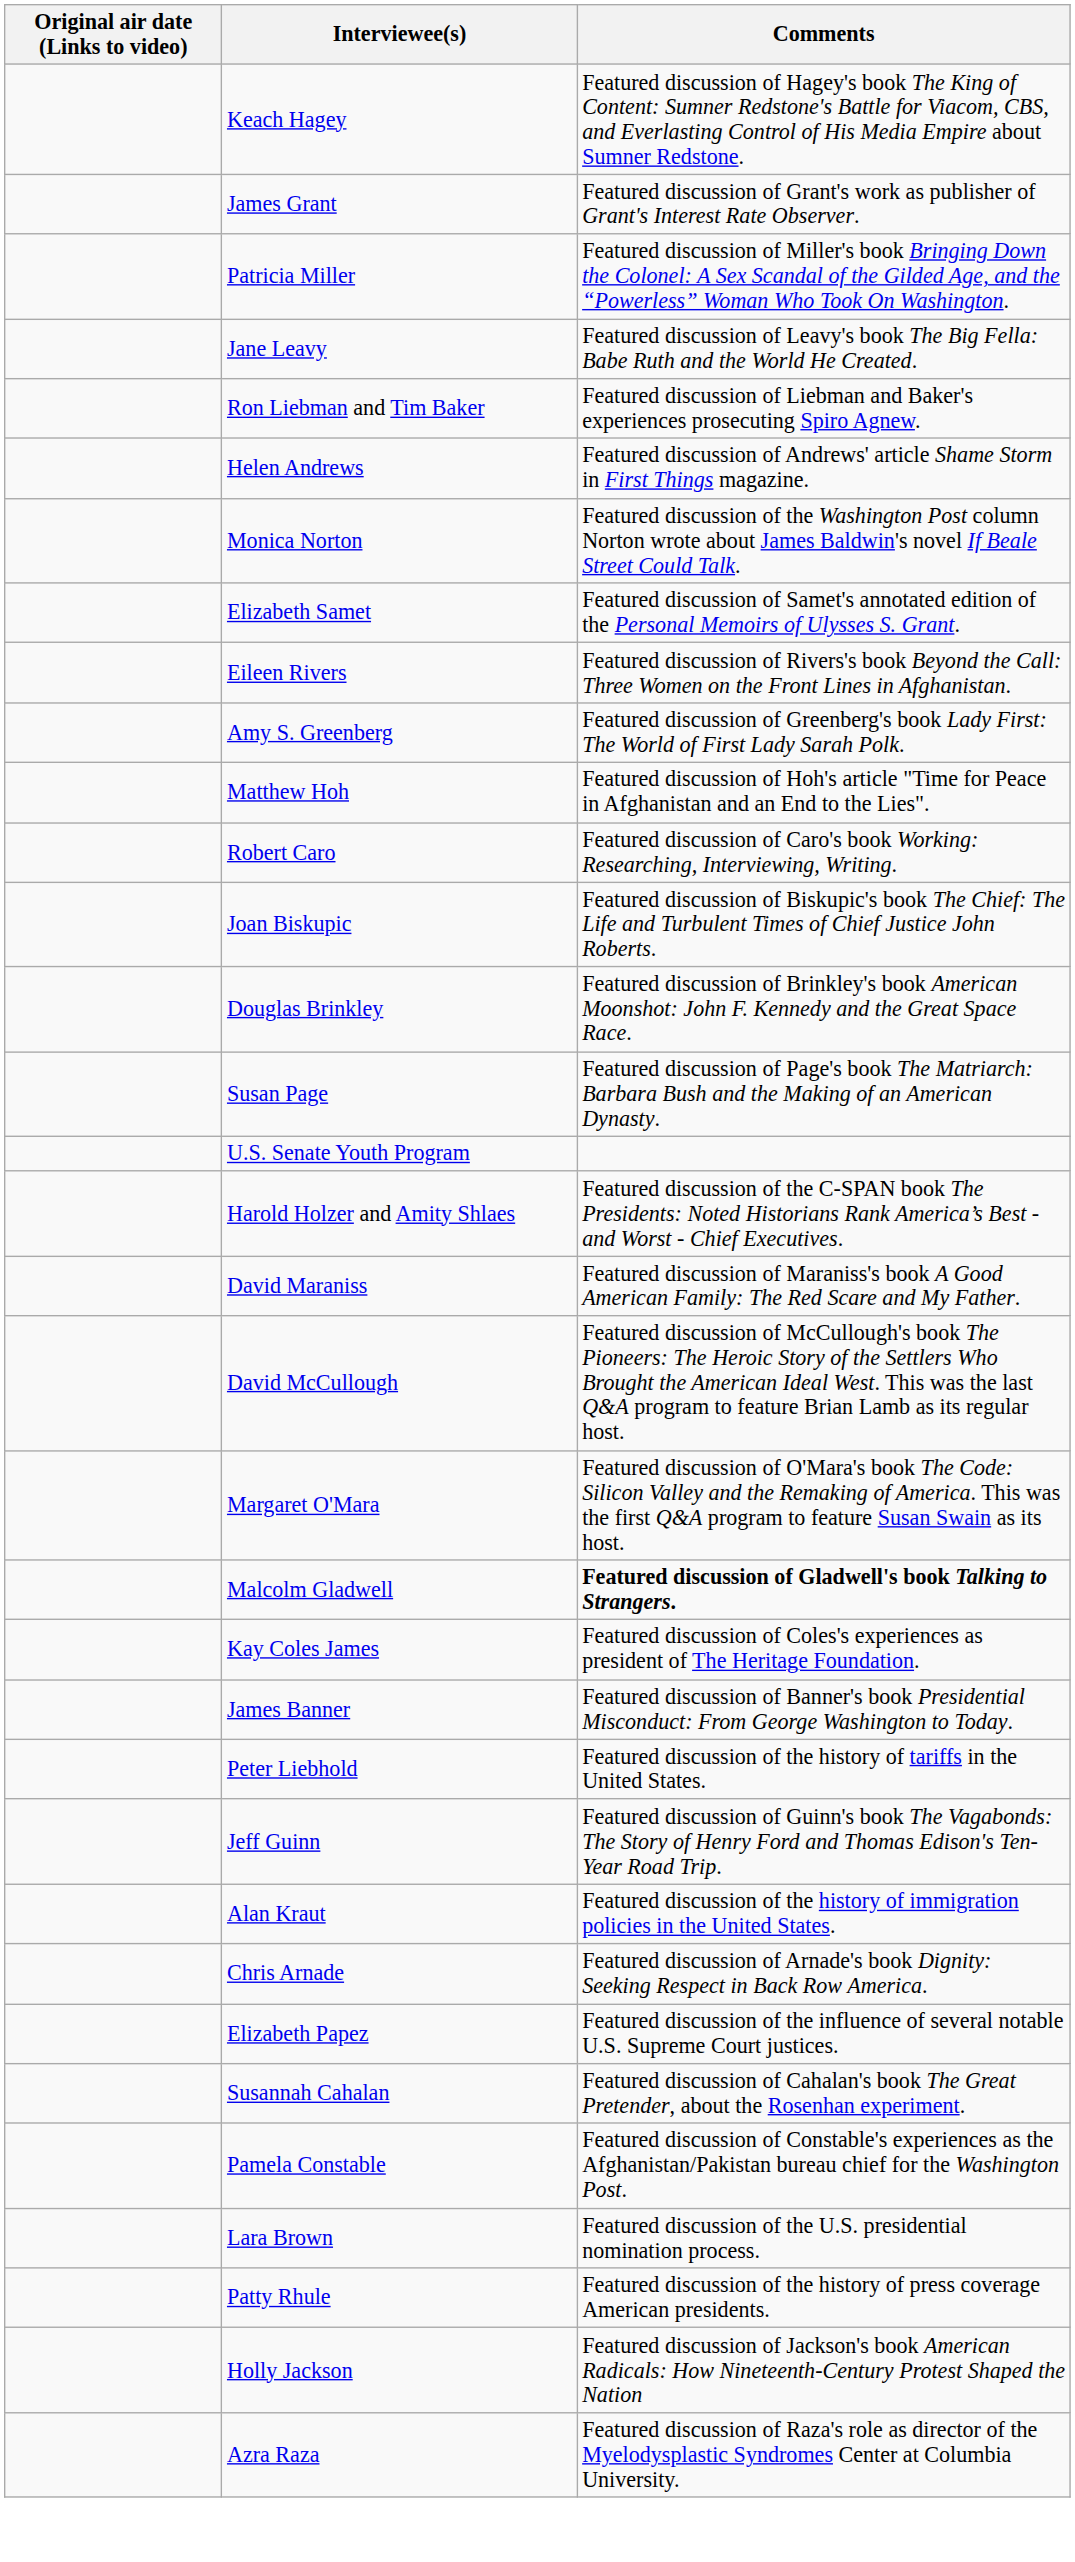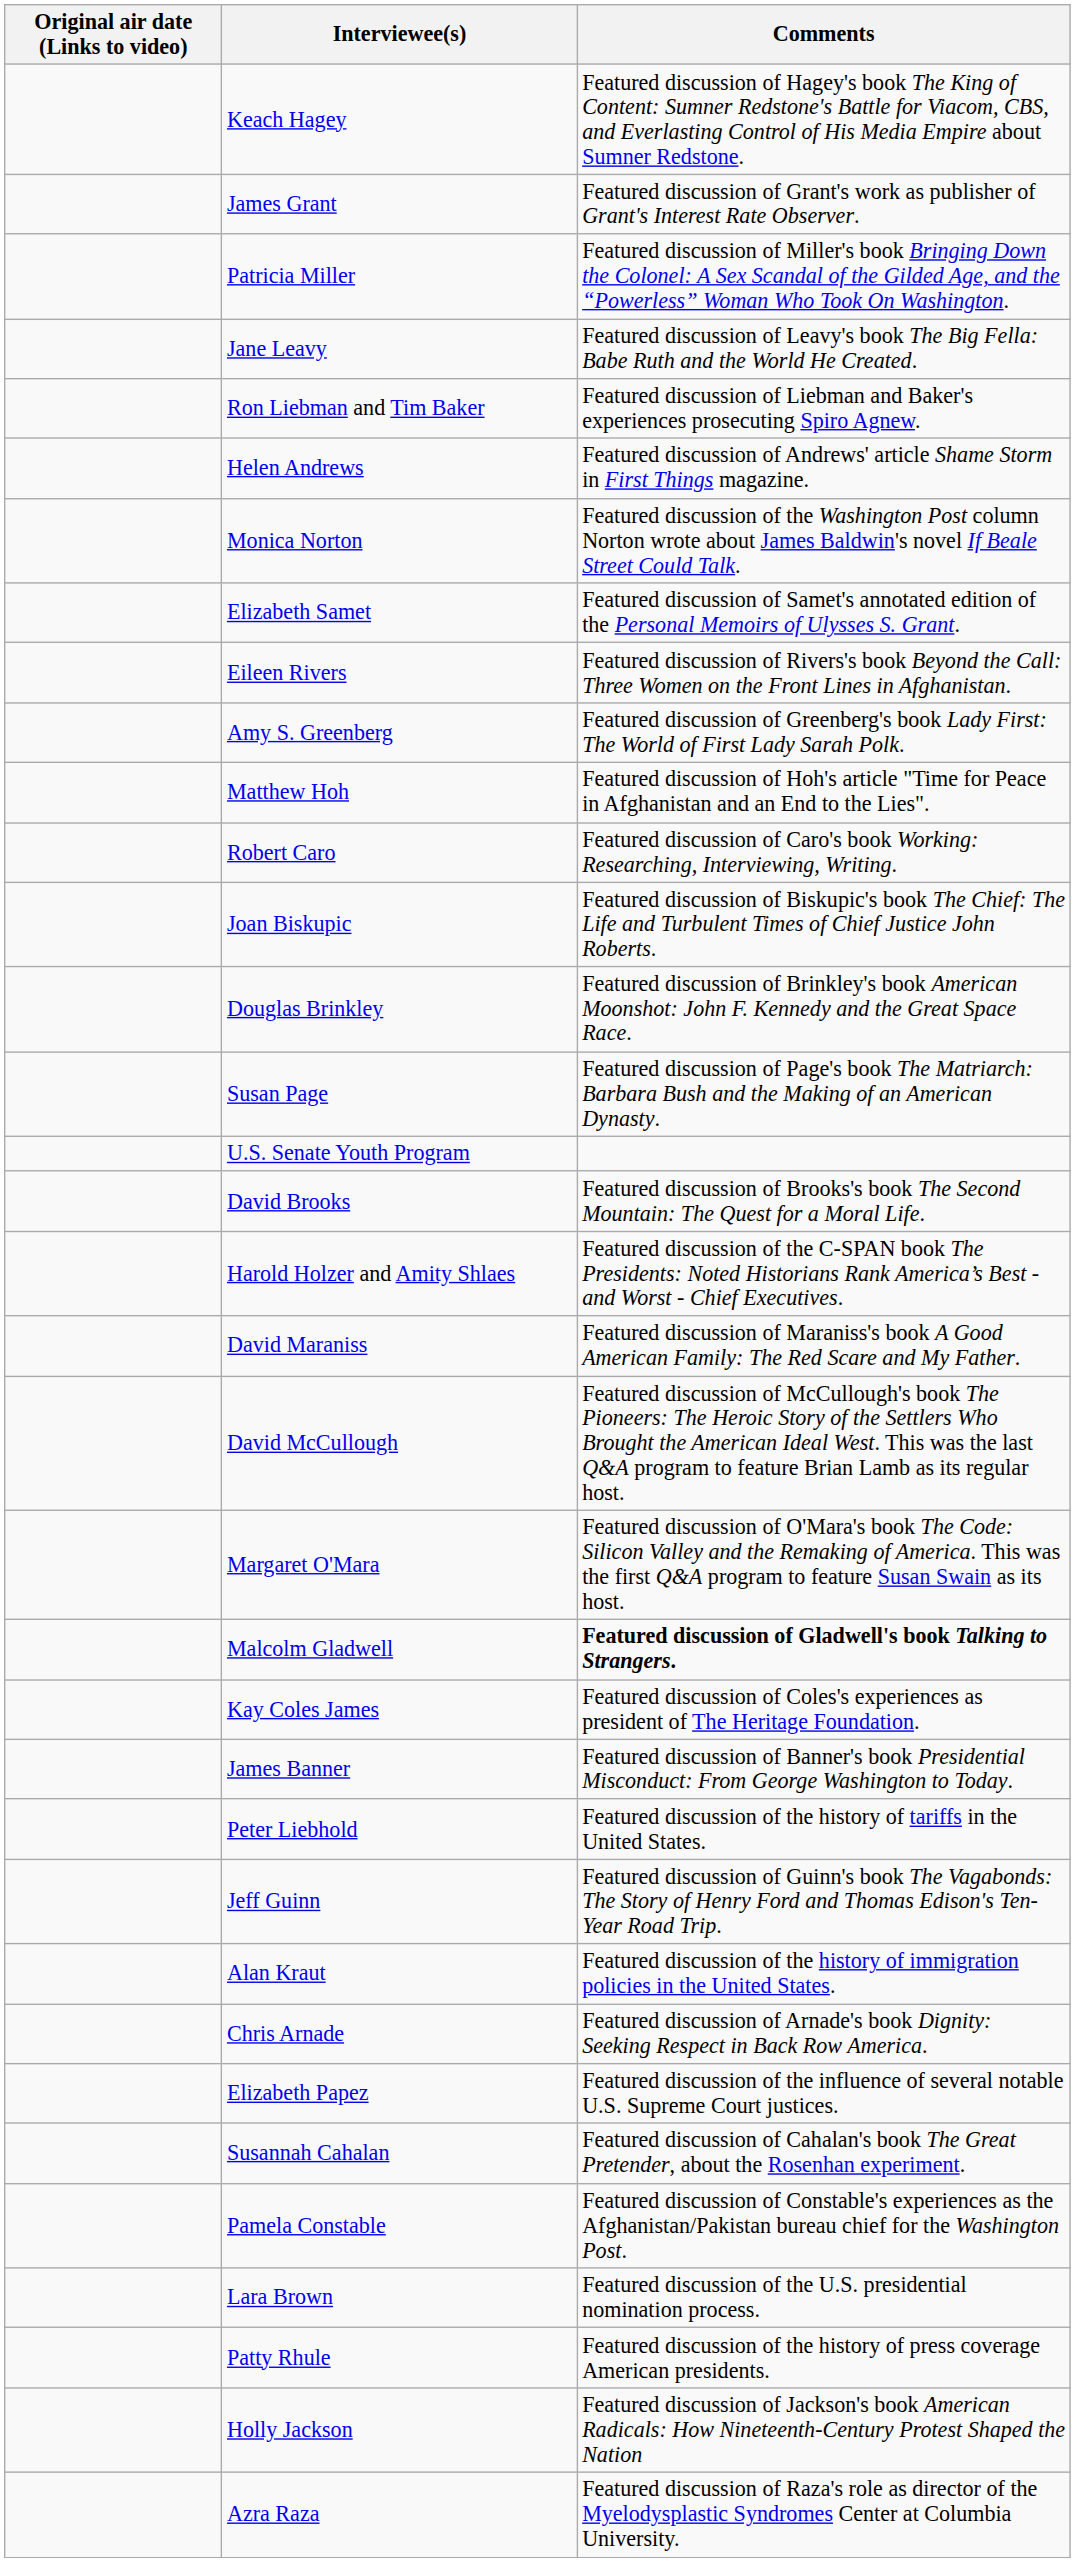+ row: (289, 1201)
